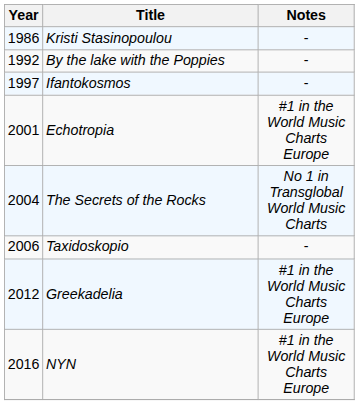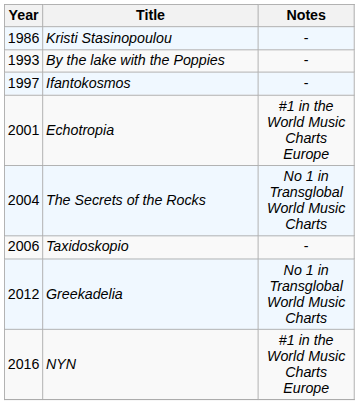(24, 60) 1992 -> (24, 60) 1993
(306, 294) #1 in the World Music Charts Europe -> (306, 294) No 1 in Transglobal World Music Charts
